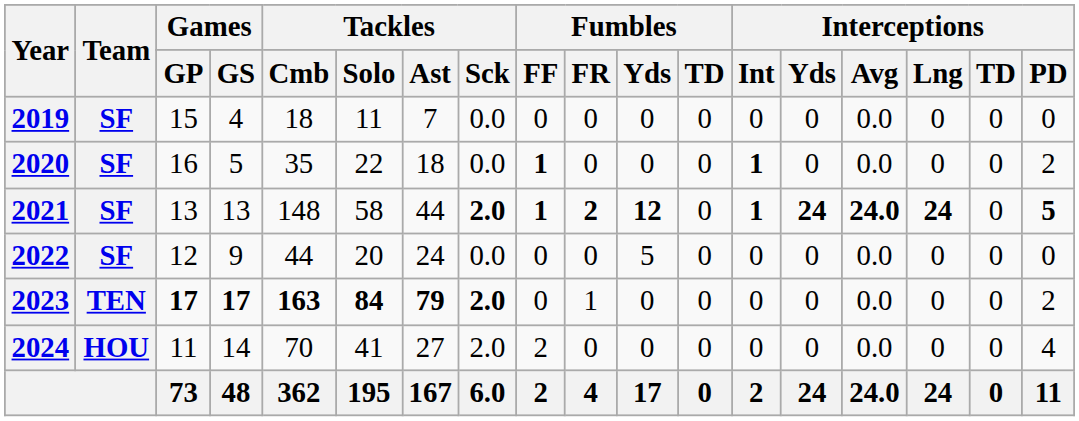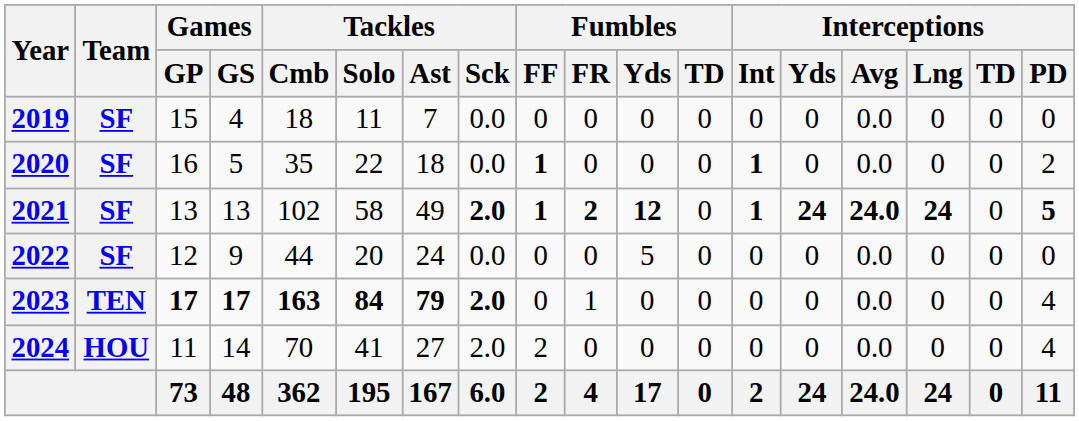(299, 210) 148 -> (299, 210) 102
(430, 210) 44 -> (430, 210) 49
(1048, 301) 2 -> (1048, 301) 4
